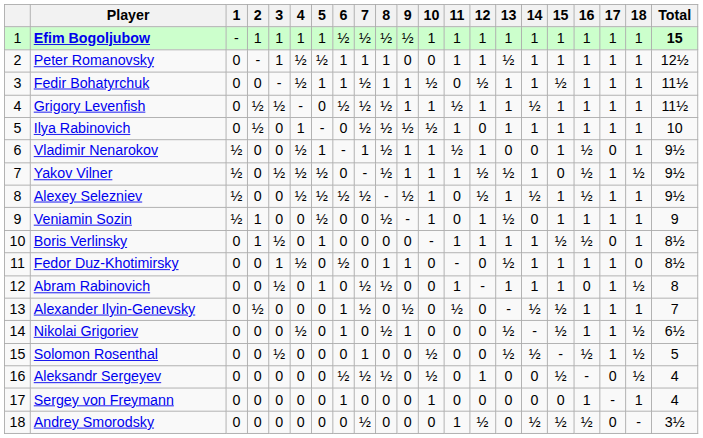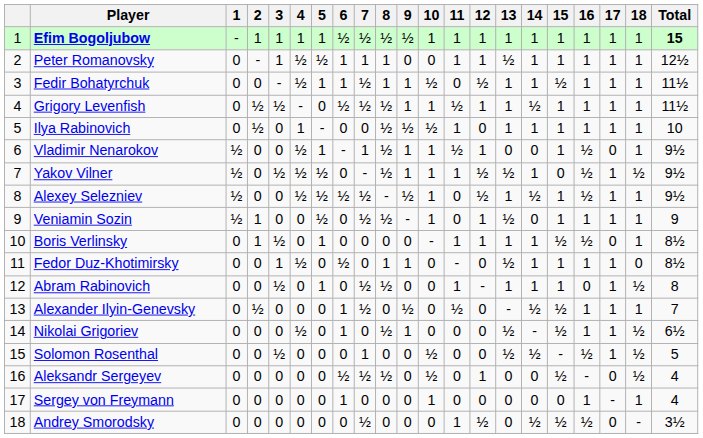(365, 128) ½ -> (365, 128) 0
(365, 219) 0 -> (365, 219) ½
